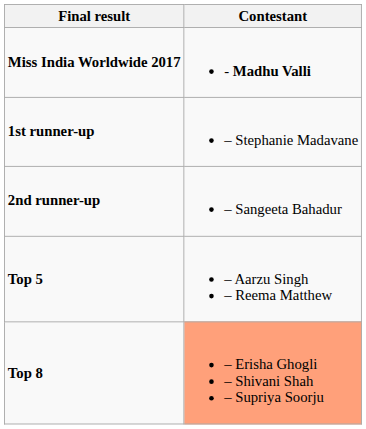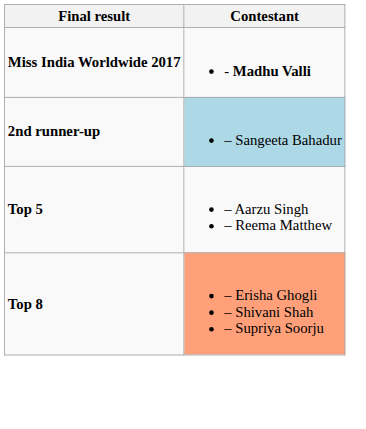- row: (51, 131)
(273, 209) no background -> (265, 140) lightblue background
